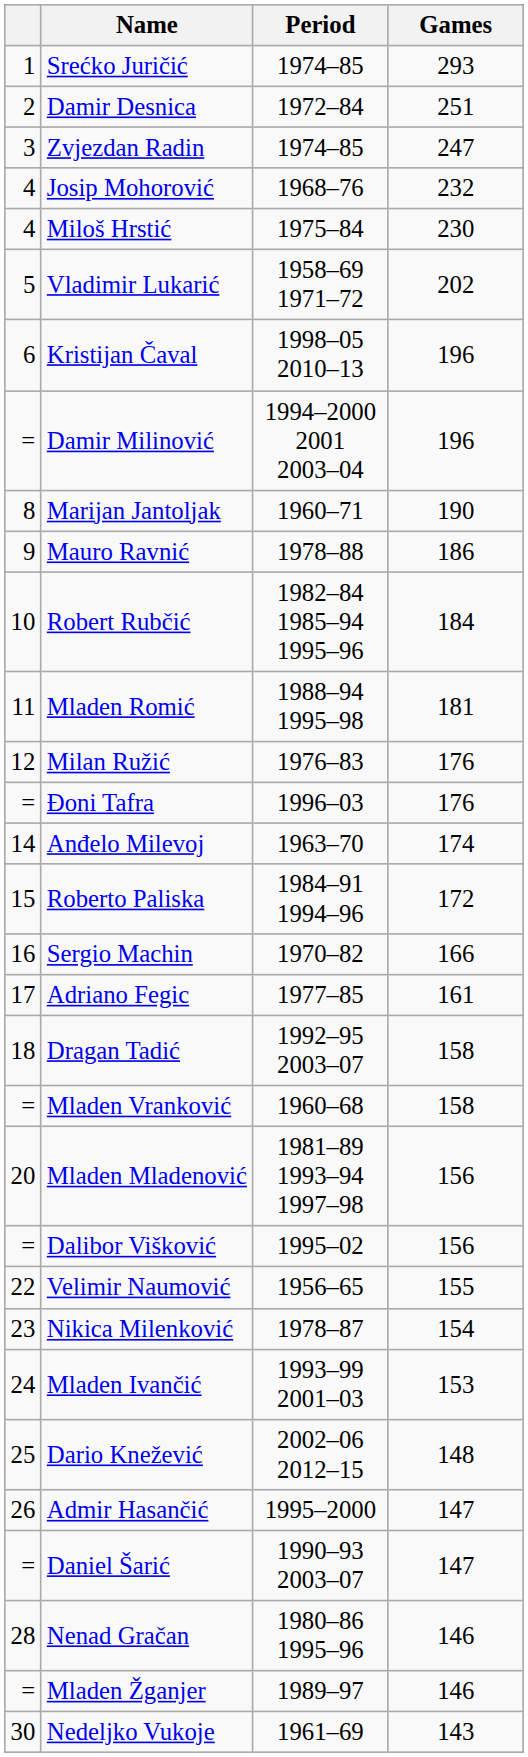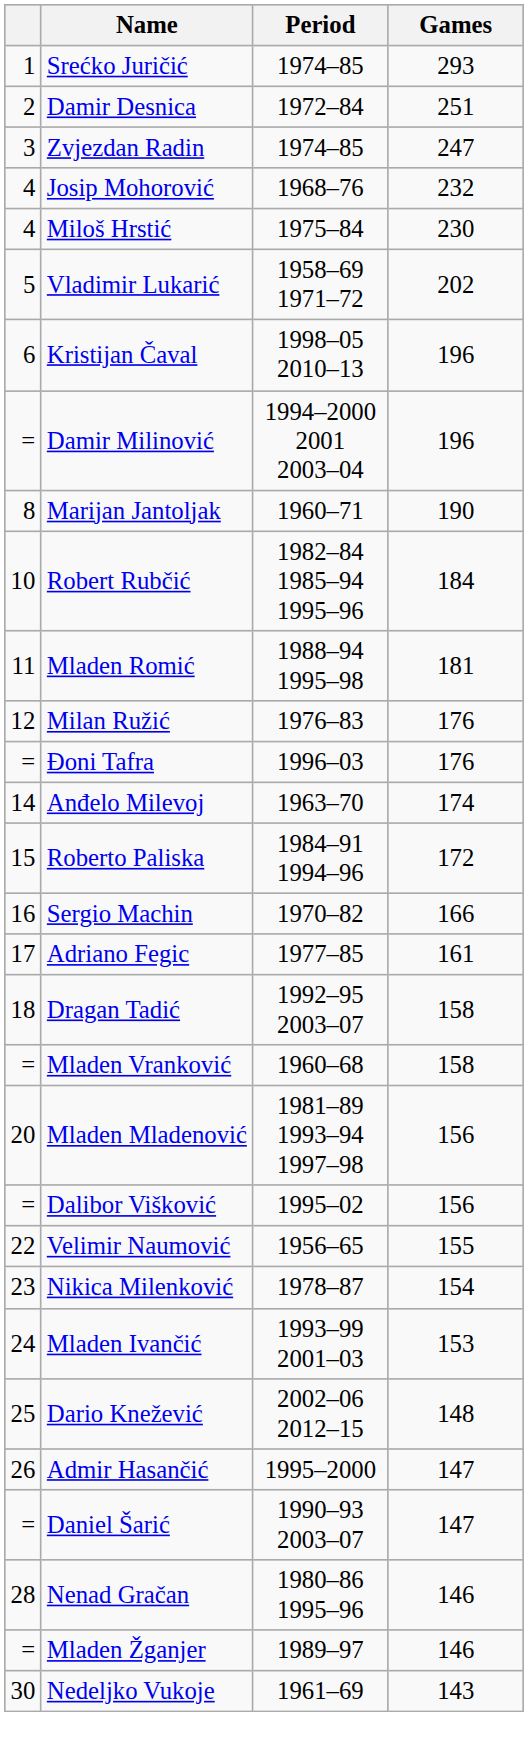- row: (118, 550)
